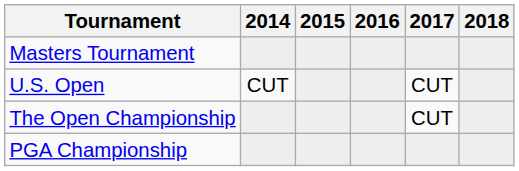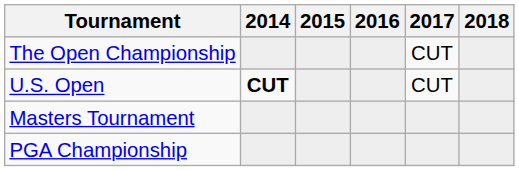rows swapped: (102, 53) <-> (123, 118)
(268, 85) normal -> (268, 85) bold
